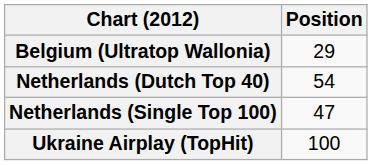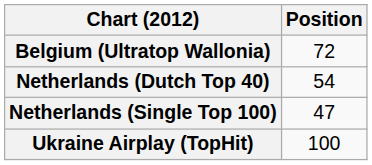(324, 50) 29 -> (324, 50) 72
